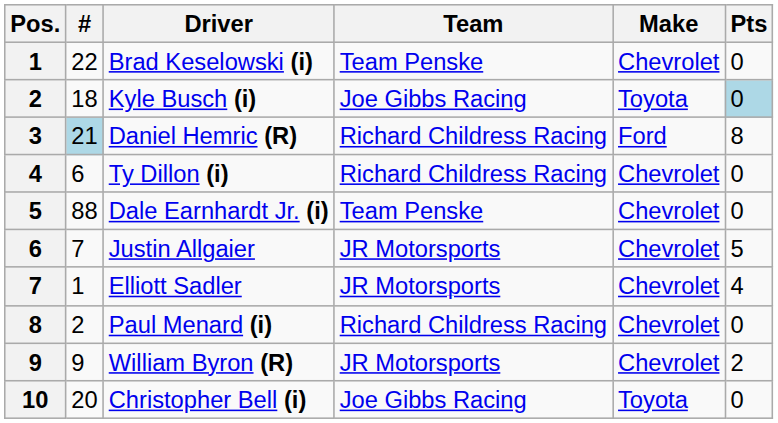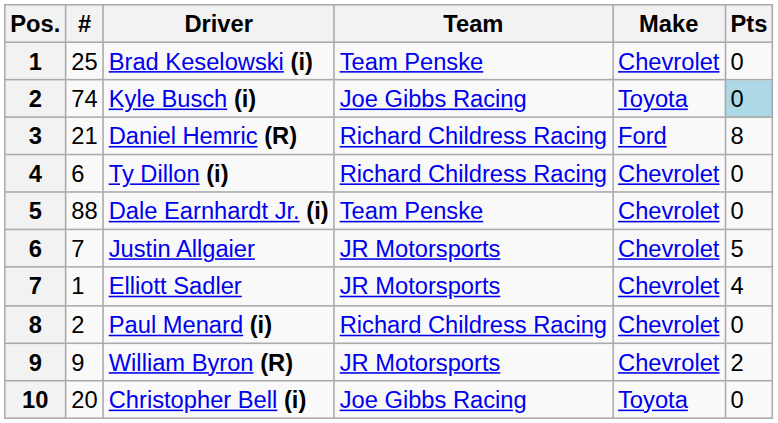(85, 61) 22 -> (85, 61) 25
(85, 99) 18 -> (85, 99) 74
(85, 136) lightblue background -> (85, 136) no background
